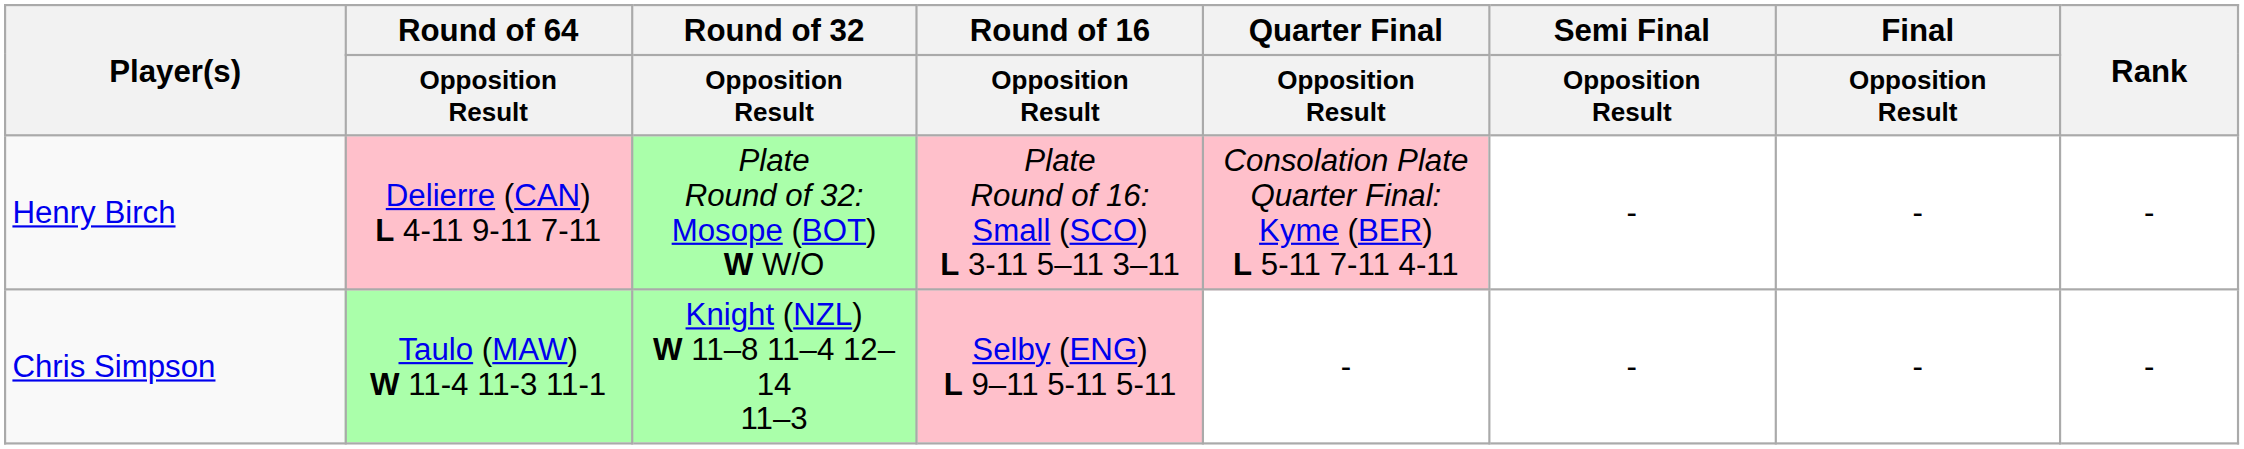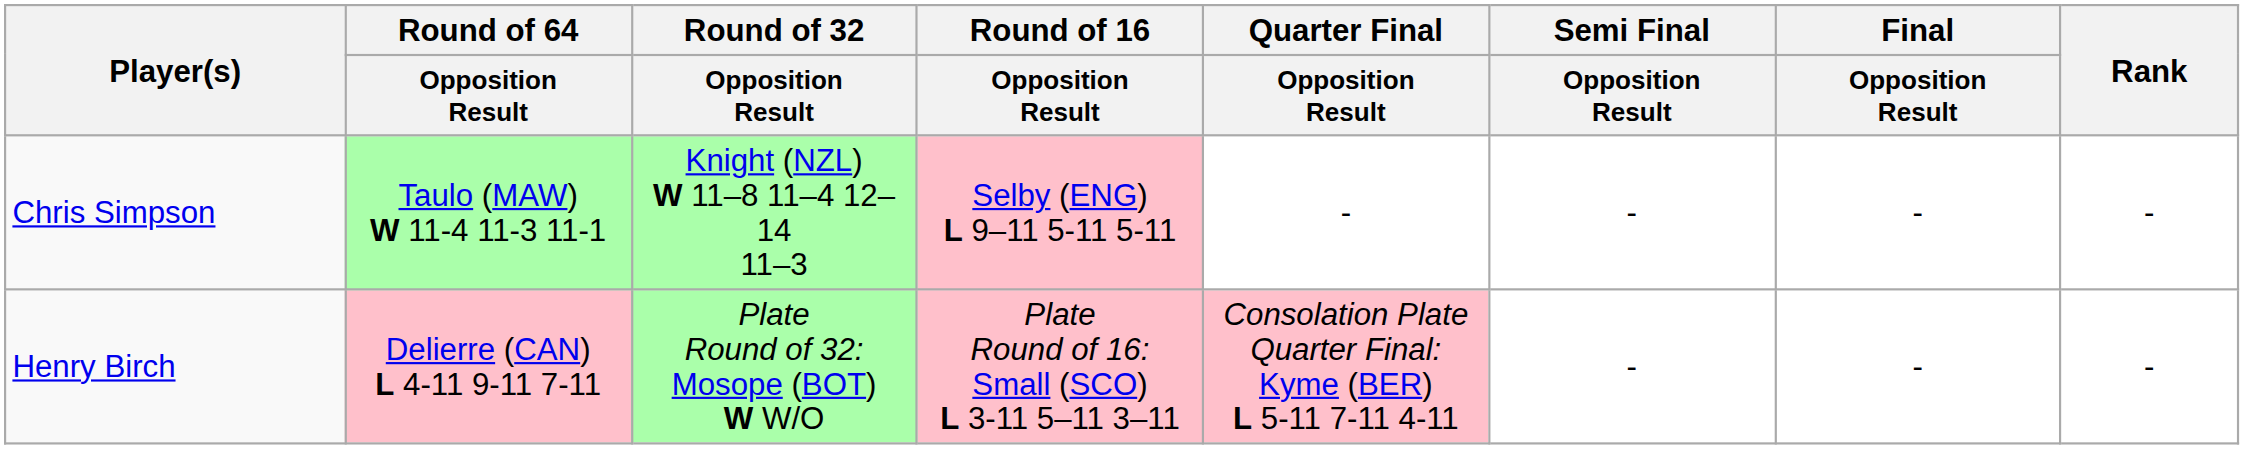rows swapped: (114, 367) <-> (94, 213)
